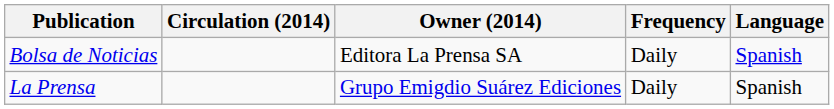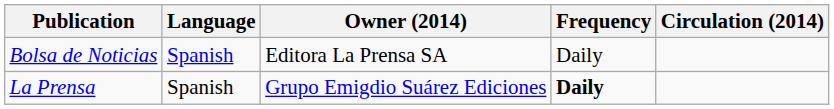columns swapped: (249, 21) <-> (780, 21)
(654, 87) normal -> (580, 87) bold
